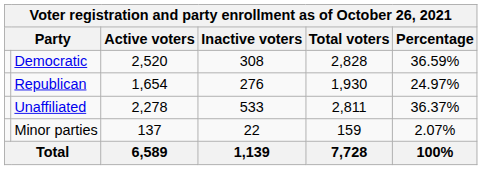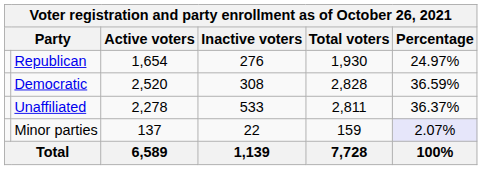rows swapped: (51, 61) <-> (50, 84)
(435, 130) no background -> (435, 130) lavender background
